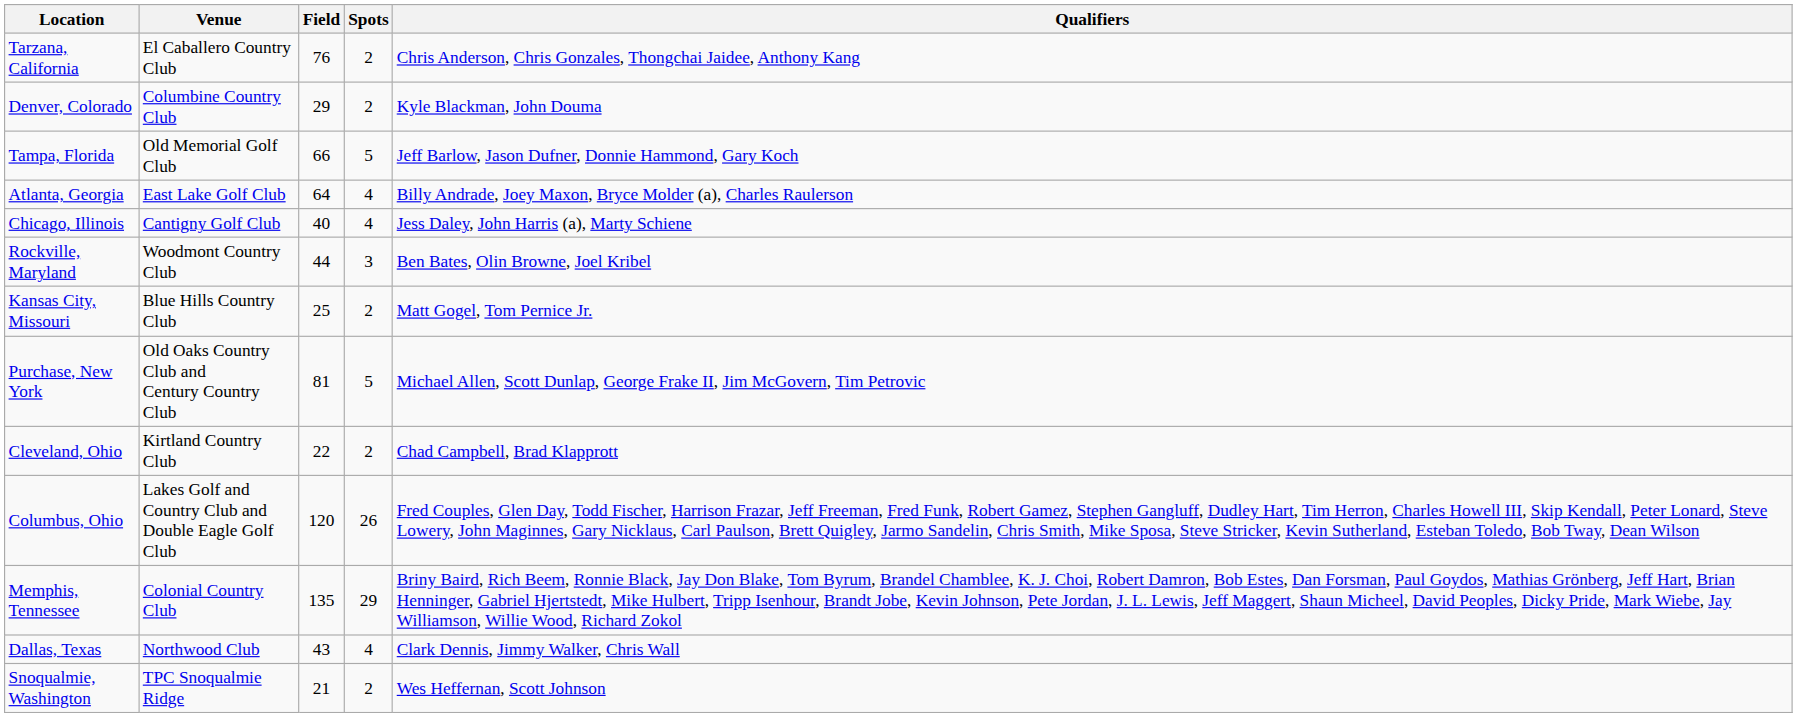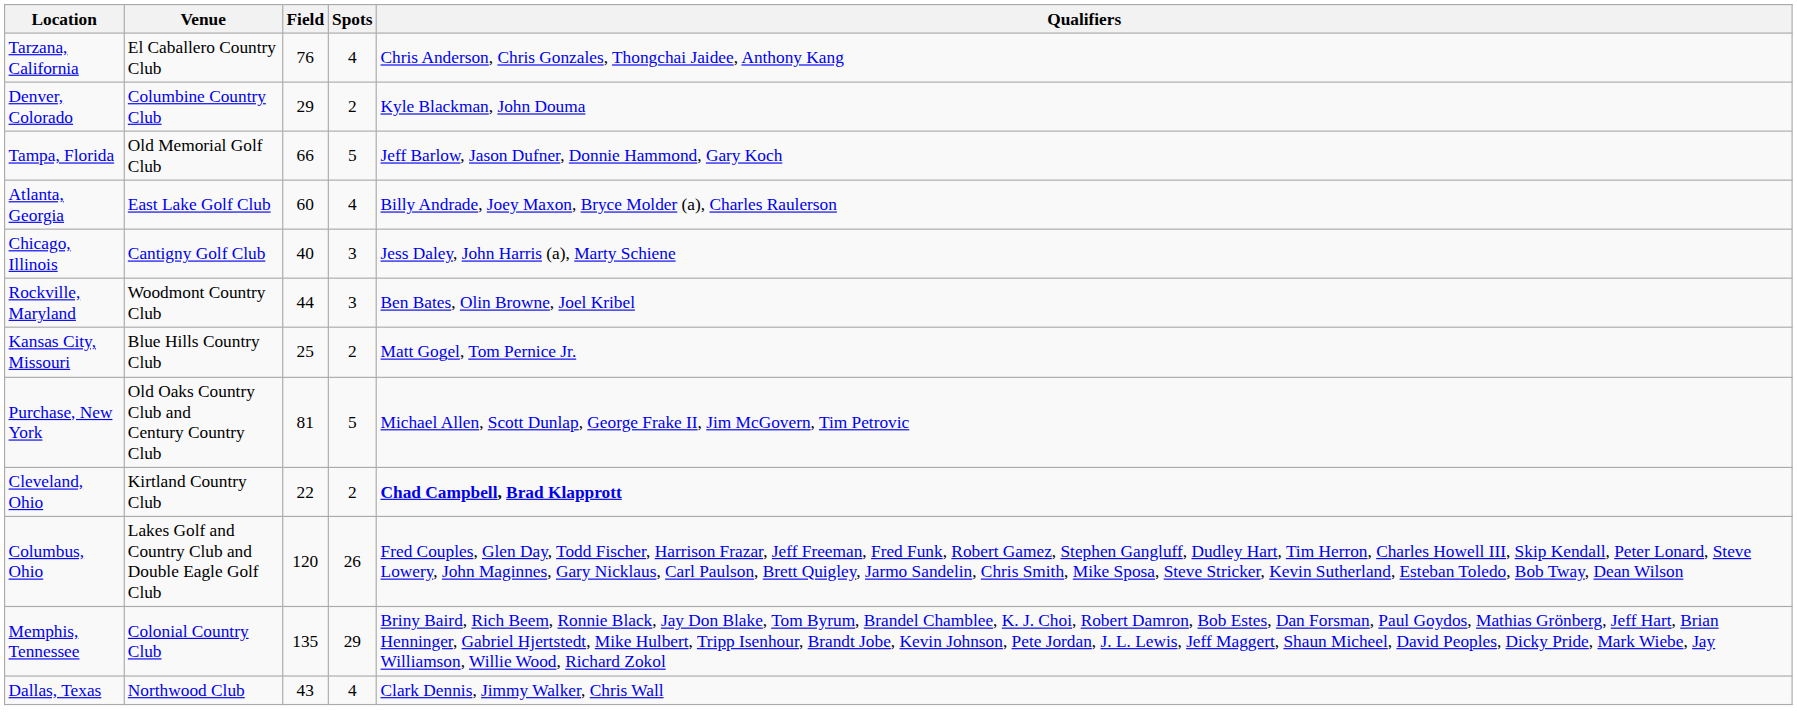(368, 57) 2 -> (352, 57) 4
(321, 194) 64 -> (305, 205) 60
(368, 223) 4 -> (352, 254) 3
(507, 450) normal -> (501, 491) bold
- row: (52, 687)
